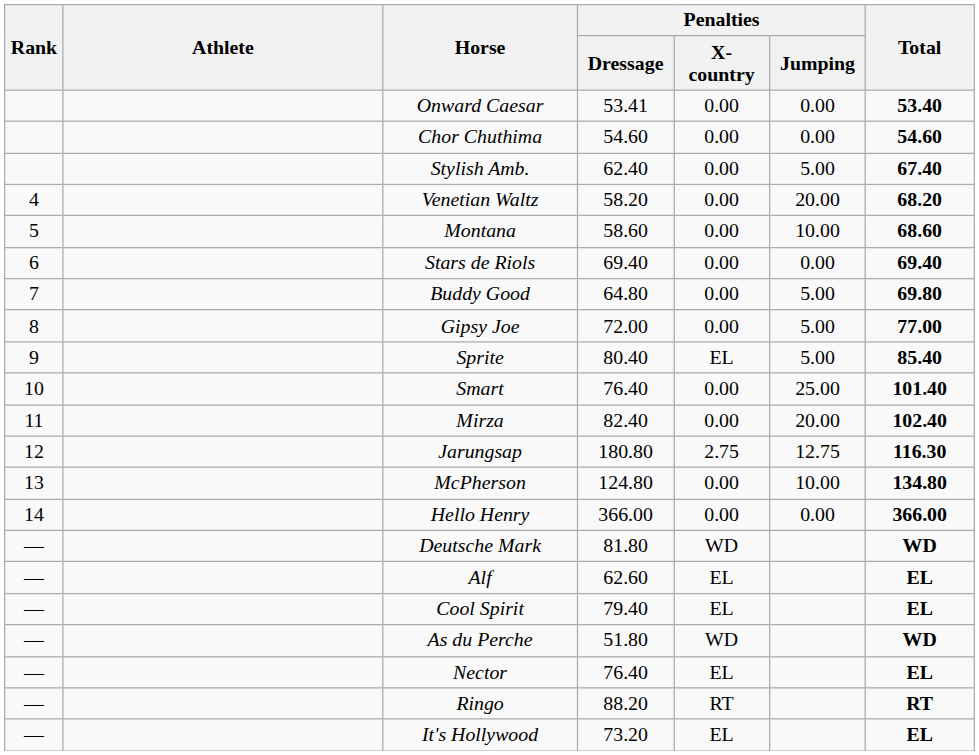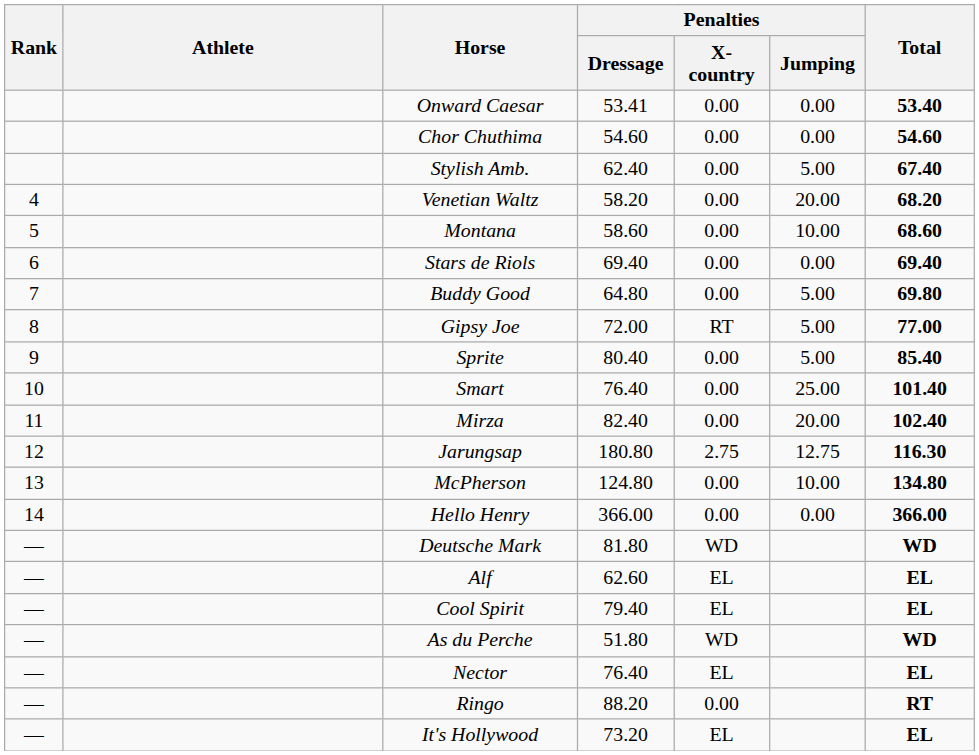(722, 325) 0.00 -> (722, 325) RT
(722, 357) EL -> (722, 357) 0.00
(722, 703) RT -> (722, 703) 0.00
